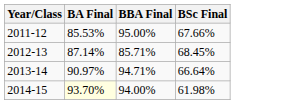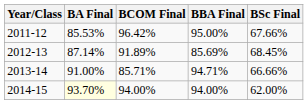+ column: (152, 14)
(137, 52) 85.71% -> (210, 52) 85.69%
(86, 71) 90.97% -> (86, 71) 91.00%
(196, 71) 66.64% -> (269, 71) 66.66%
(196, 90) 61.98% -> (269, 90) 62.00%
